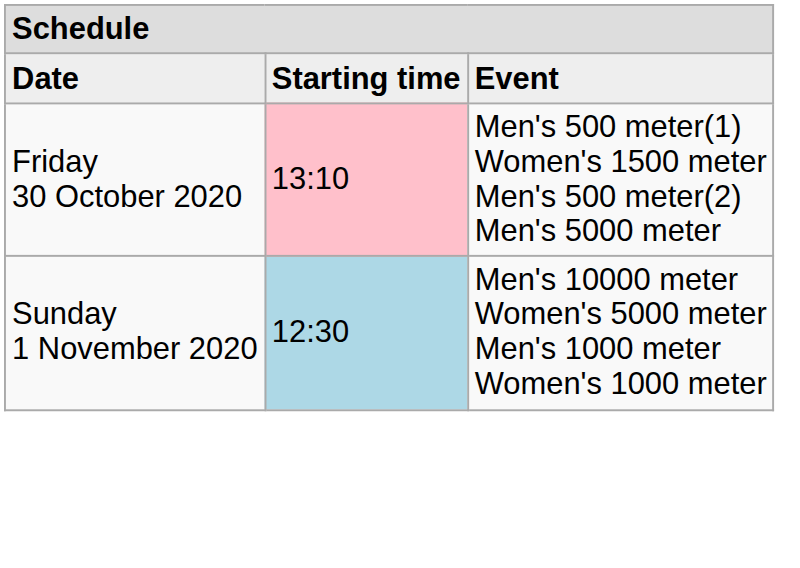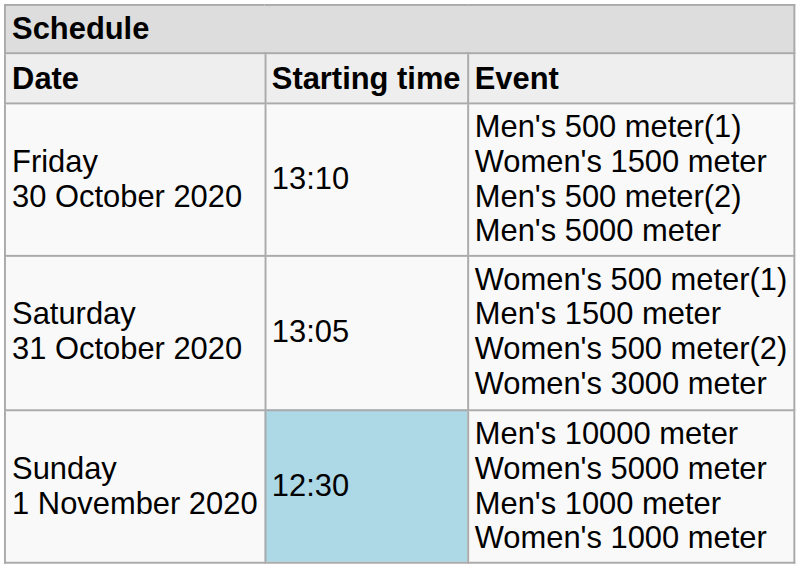(310, 179) pink background -> (310, 179) no background
+ row: (127, 332)
